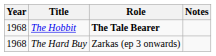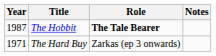(17, 28) 1968 -> (17, 28) 1987
(17, 43) 1968 -> (17, 43) 1971
